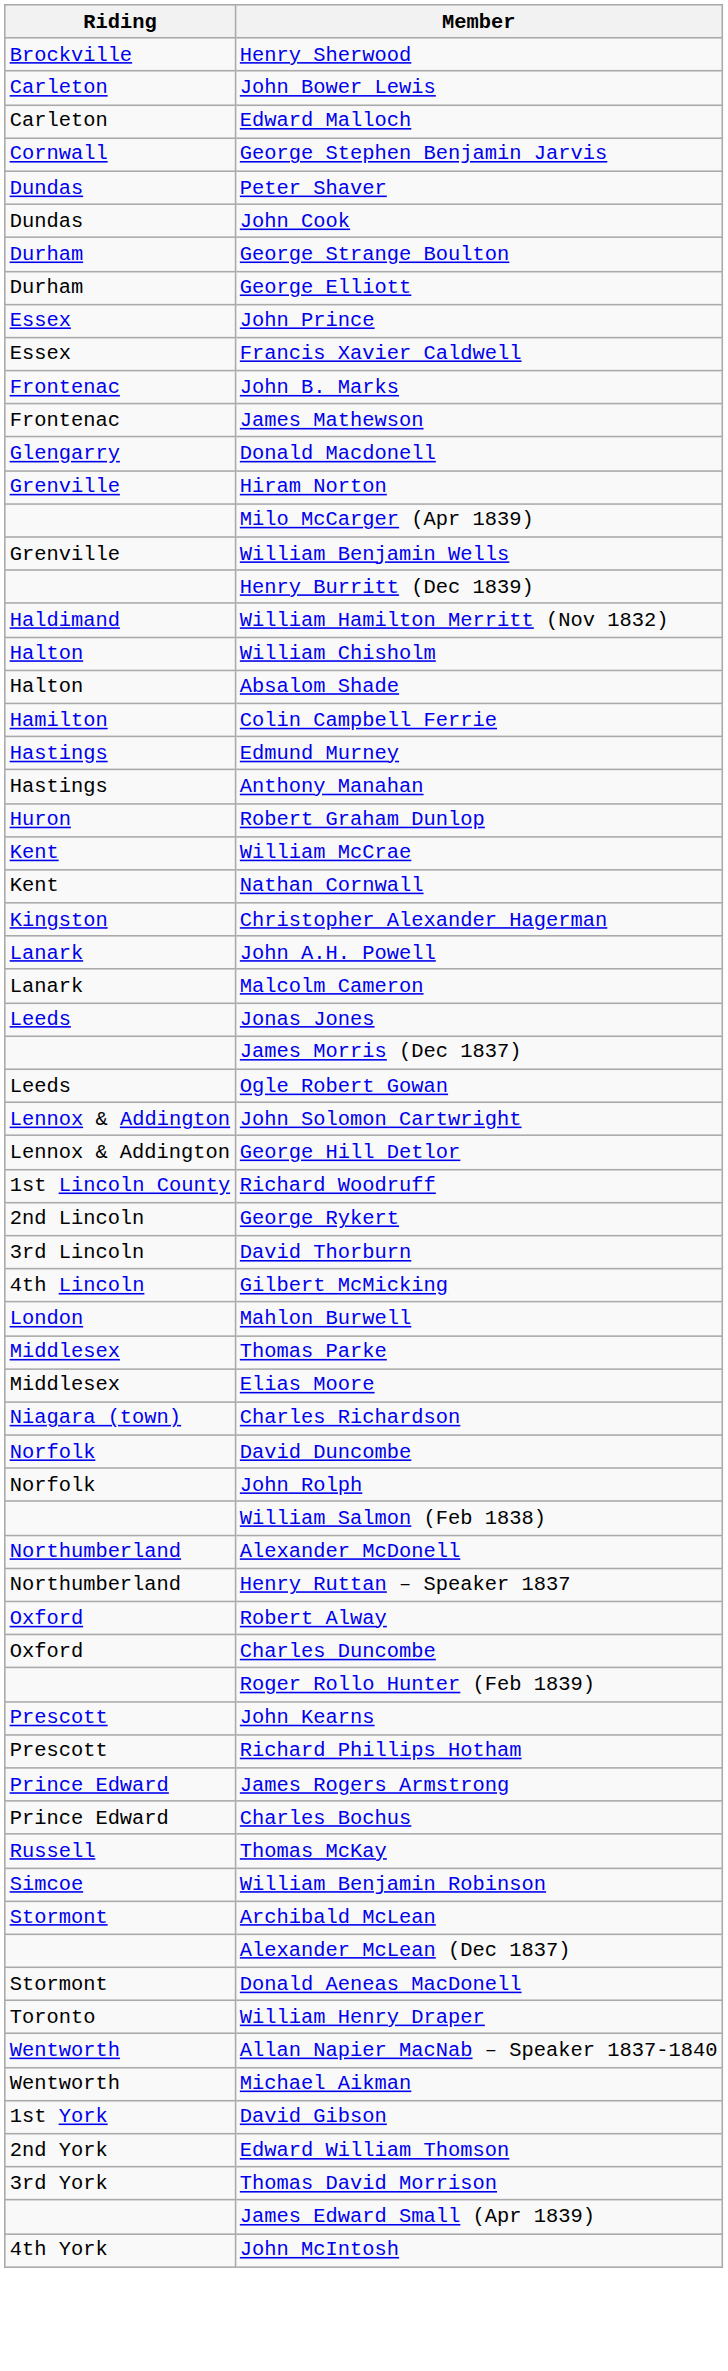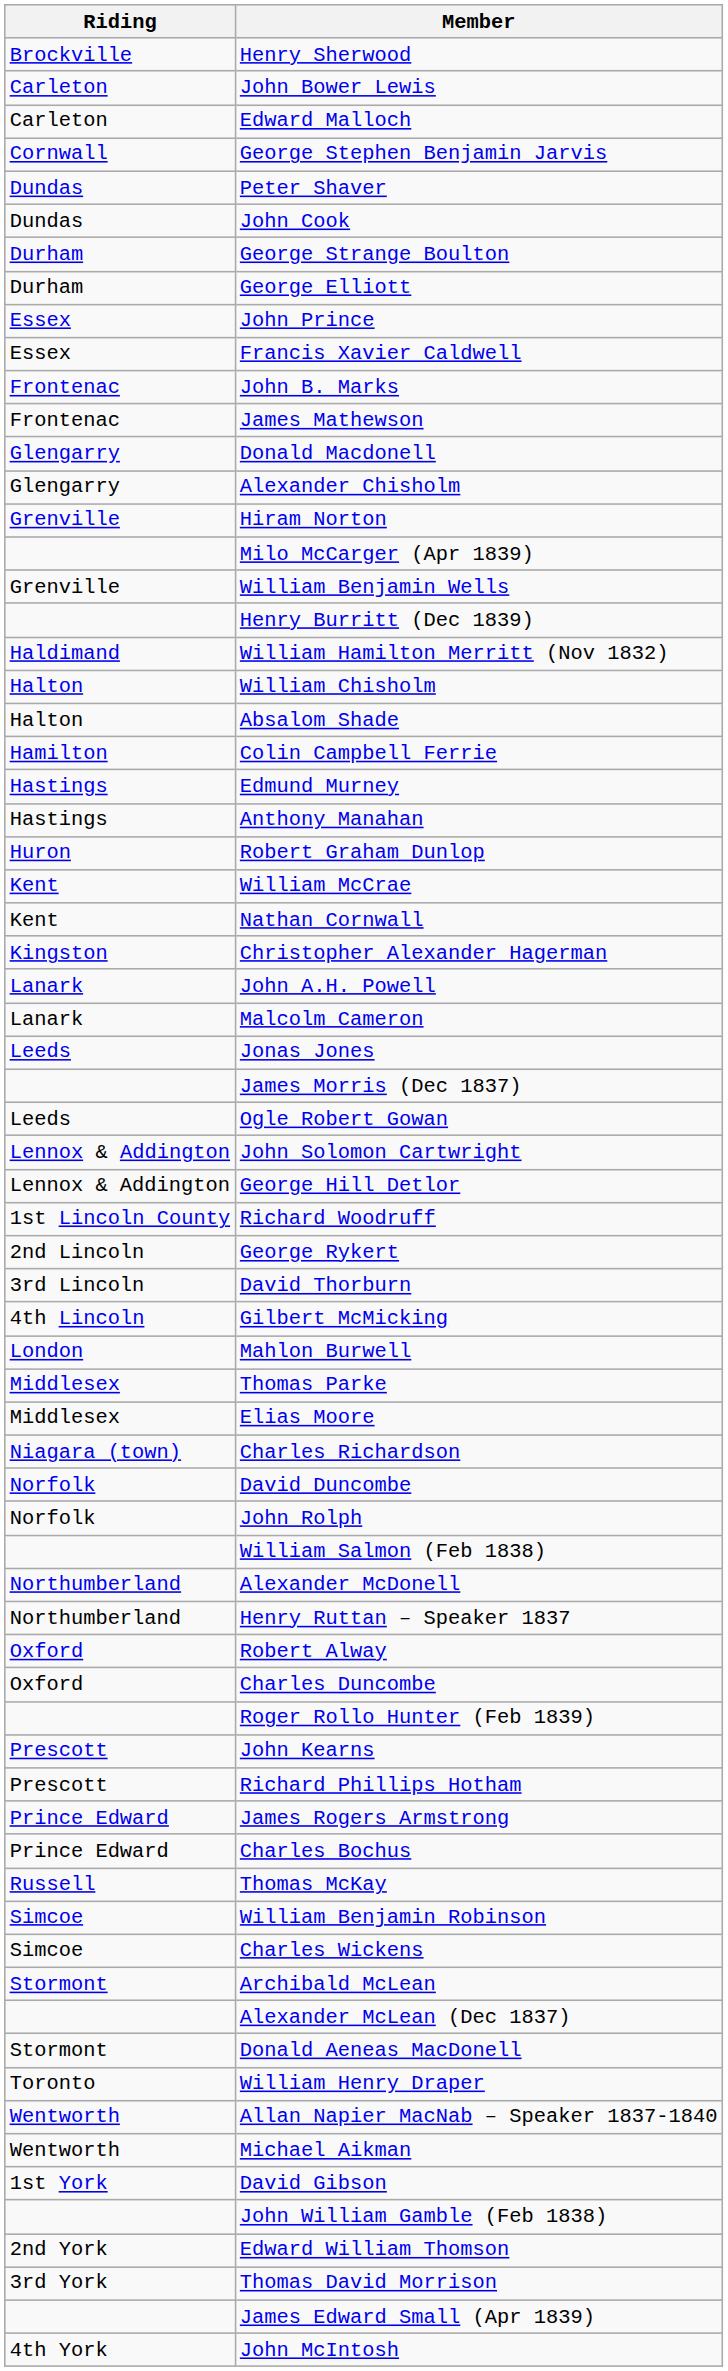+ row: (350, 487)
+ row: (332, 1951)
+ row: (424, 2217)
